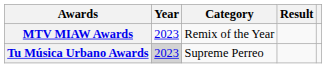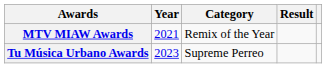(167, 33) 2023 -> (167, 33) 2021
(167, 53) lightgrey background -> (167, 53) no background
